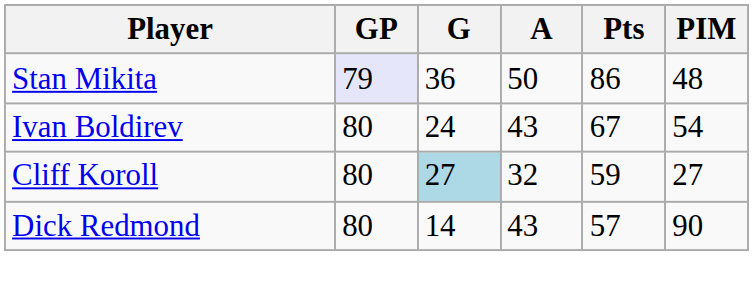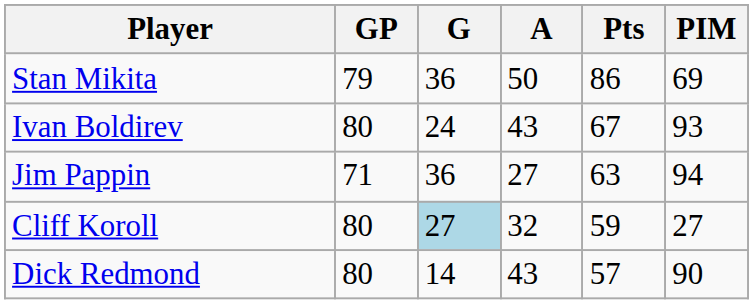(358, 77) lavender background -> (358, 77) no background
(688, 77) 48 -> (688, 77) 69
(688, 126) 54 -> (688, 126) 93
+ row: (81, 175)
